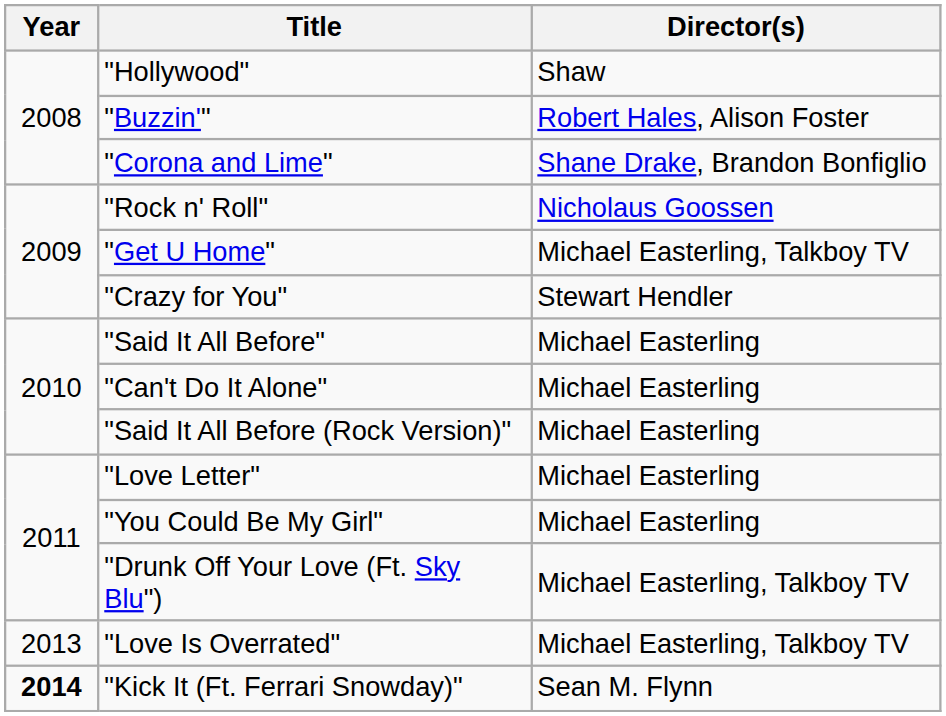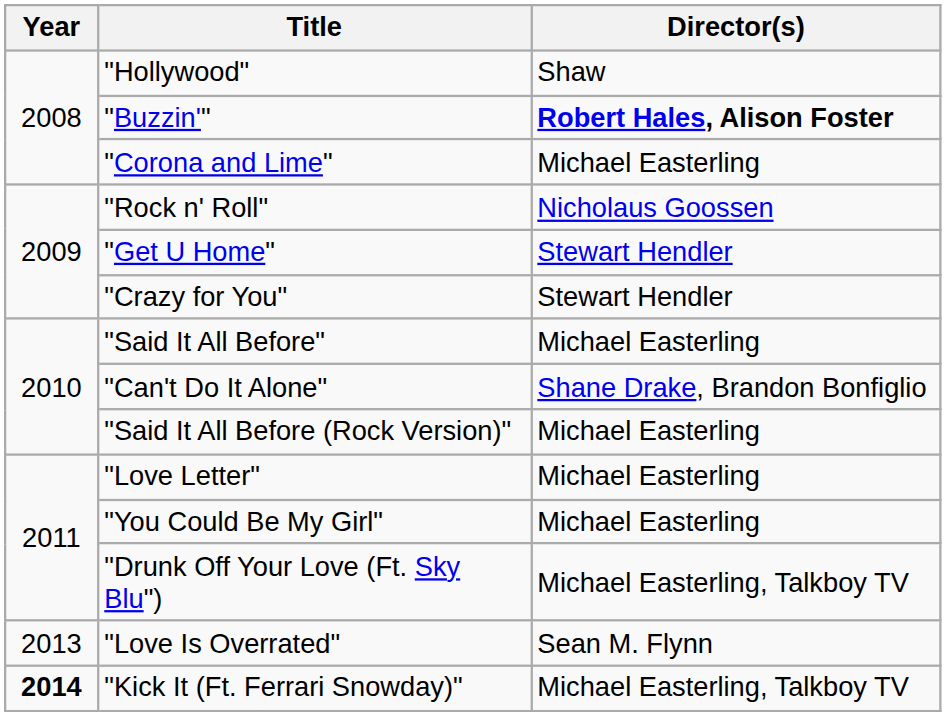(703, 117) normal -> (715, 117) bold
(732, 162) Shane Drake, Brandon Bonfiglio -> (649, 162) Michael Easterling
(723, 252) Michael Easterling, Talkboy TV -> (635, 252) Stewart Hendler
(649, 387) Michael Easterling -> (732, 387) Shane Drake, Brandon Bonfiglio
(723, 643) Michael Easterling, Talkboy TV -> (625, 643) Sean M. Flynn
(625, 688) Sean M. Flynn -> (723, 688) Michael Easterling, Talkboy TV
